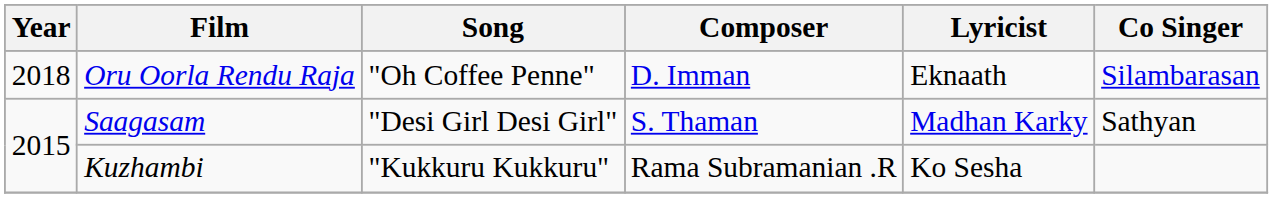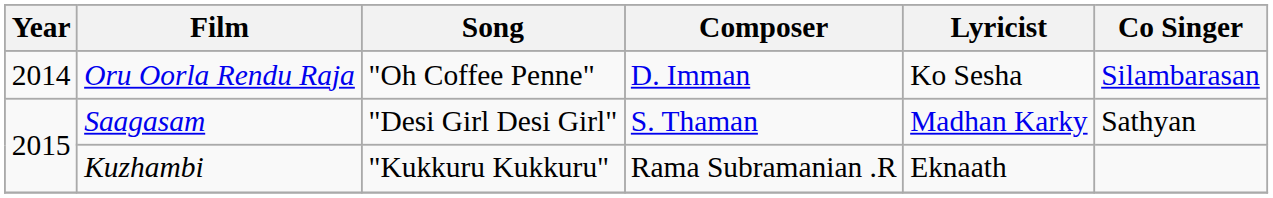(41, 74) 2018 -> (41, 74) 2014
(958, 74) Eknaath -> (966, 74) Ko Sesha
(966, 167) Ko Sesha -> (958, 167) Eknaath
